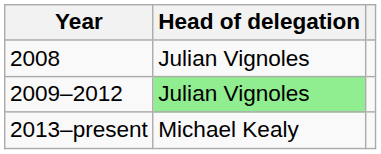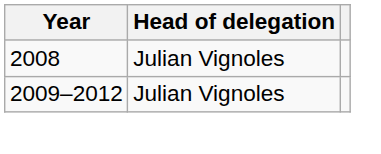(234, 93) lightgreen background -> (209, 93) no background
- row: (79, 129)
